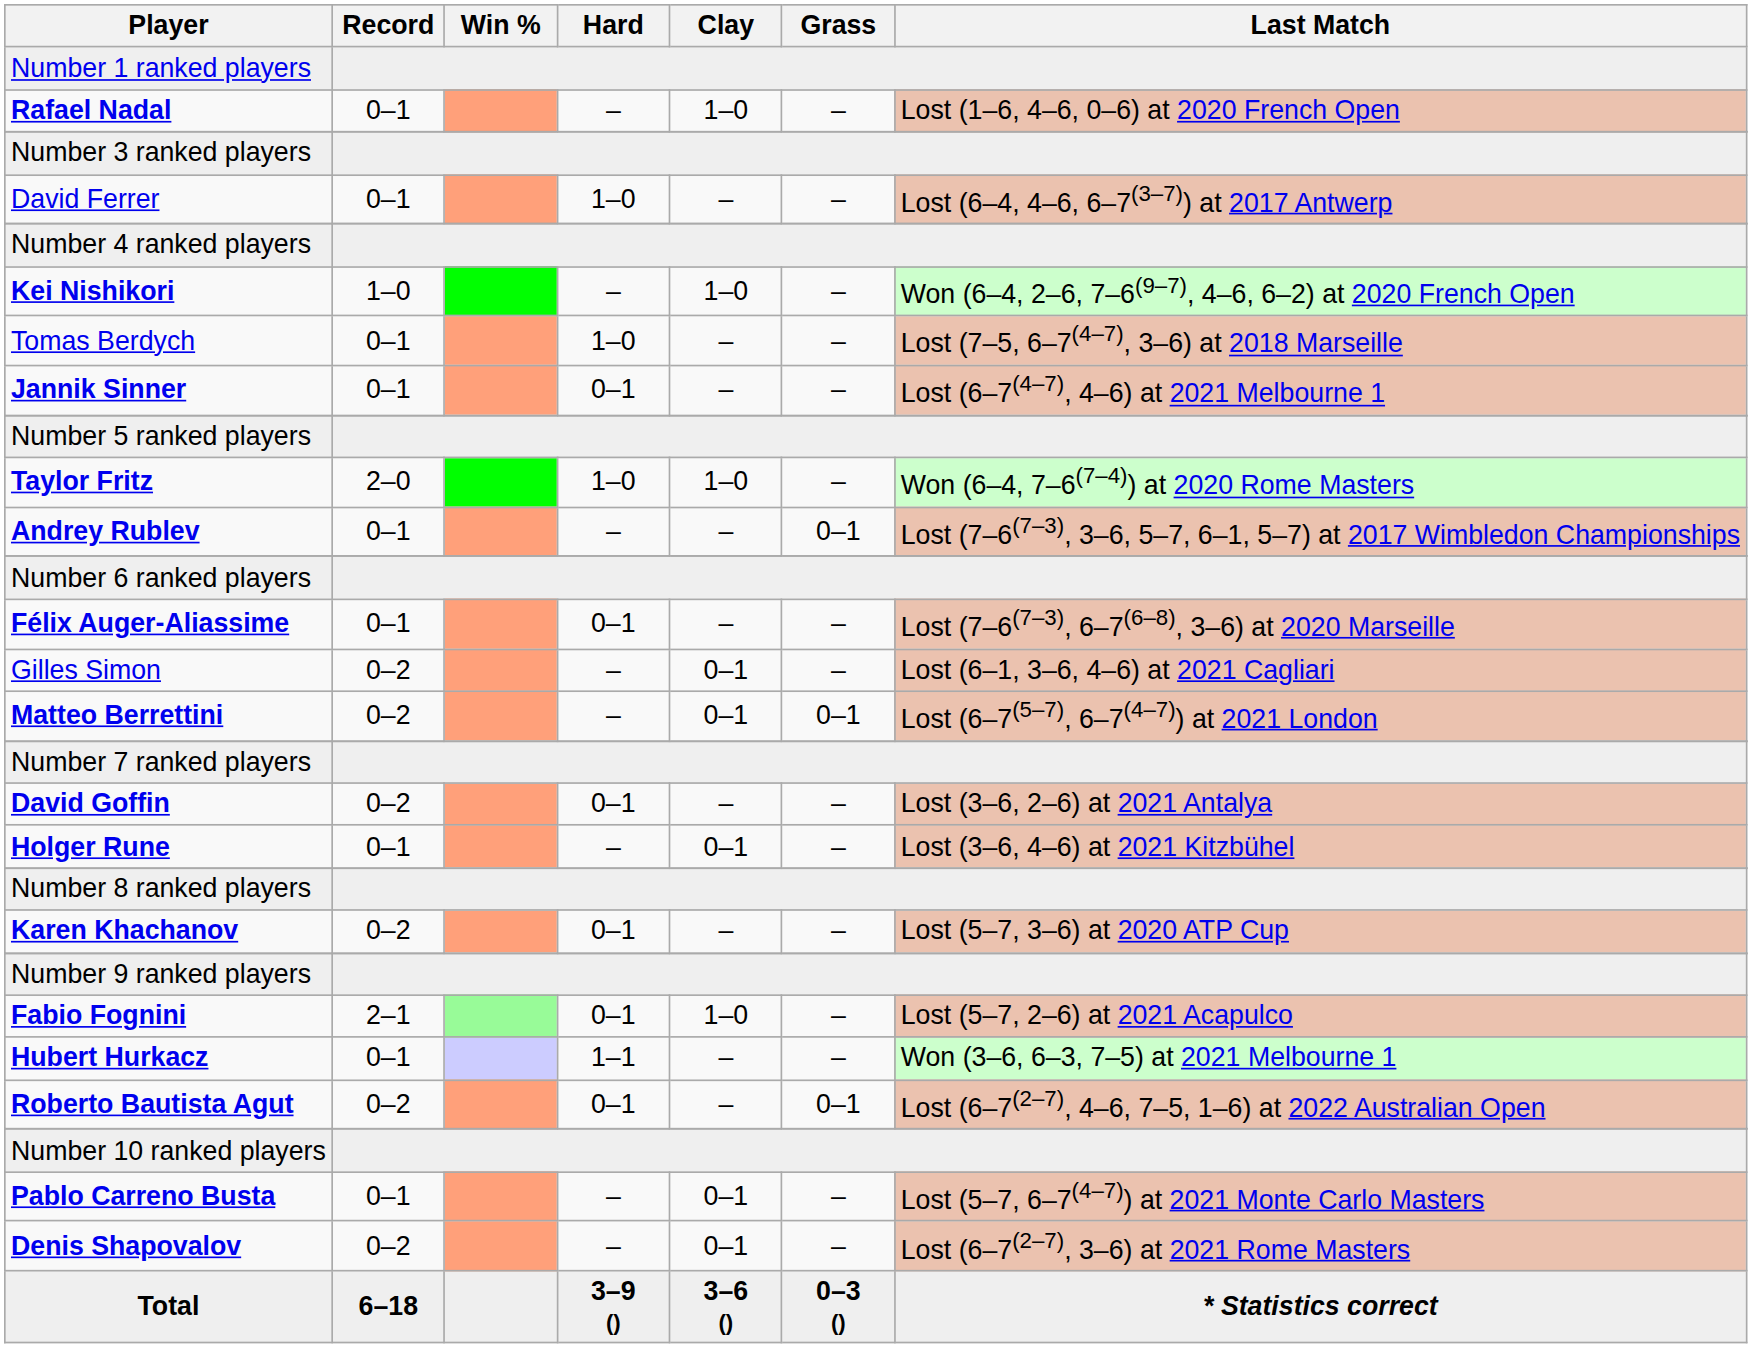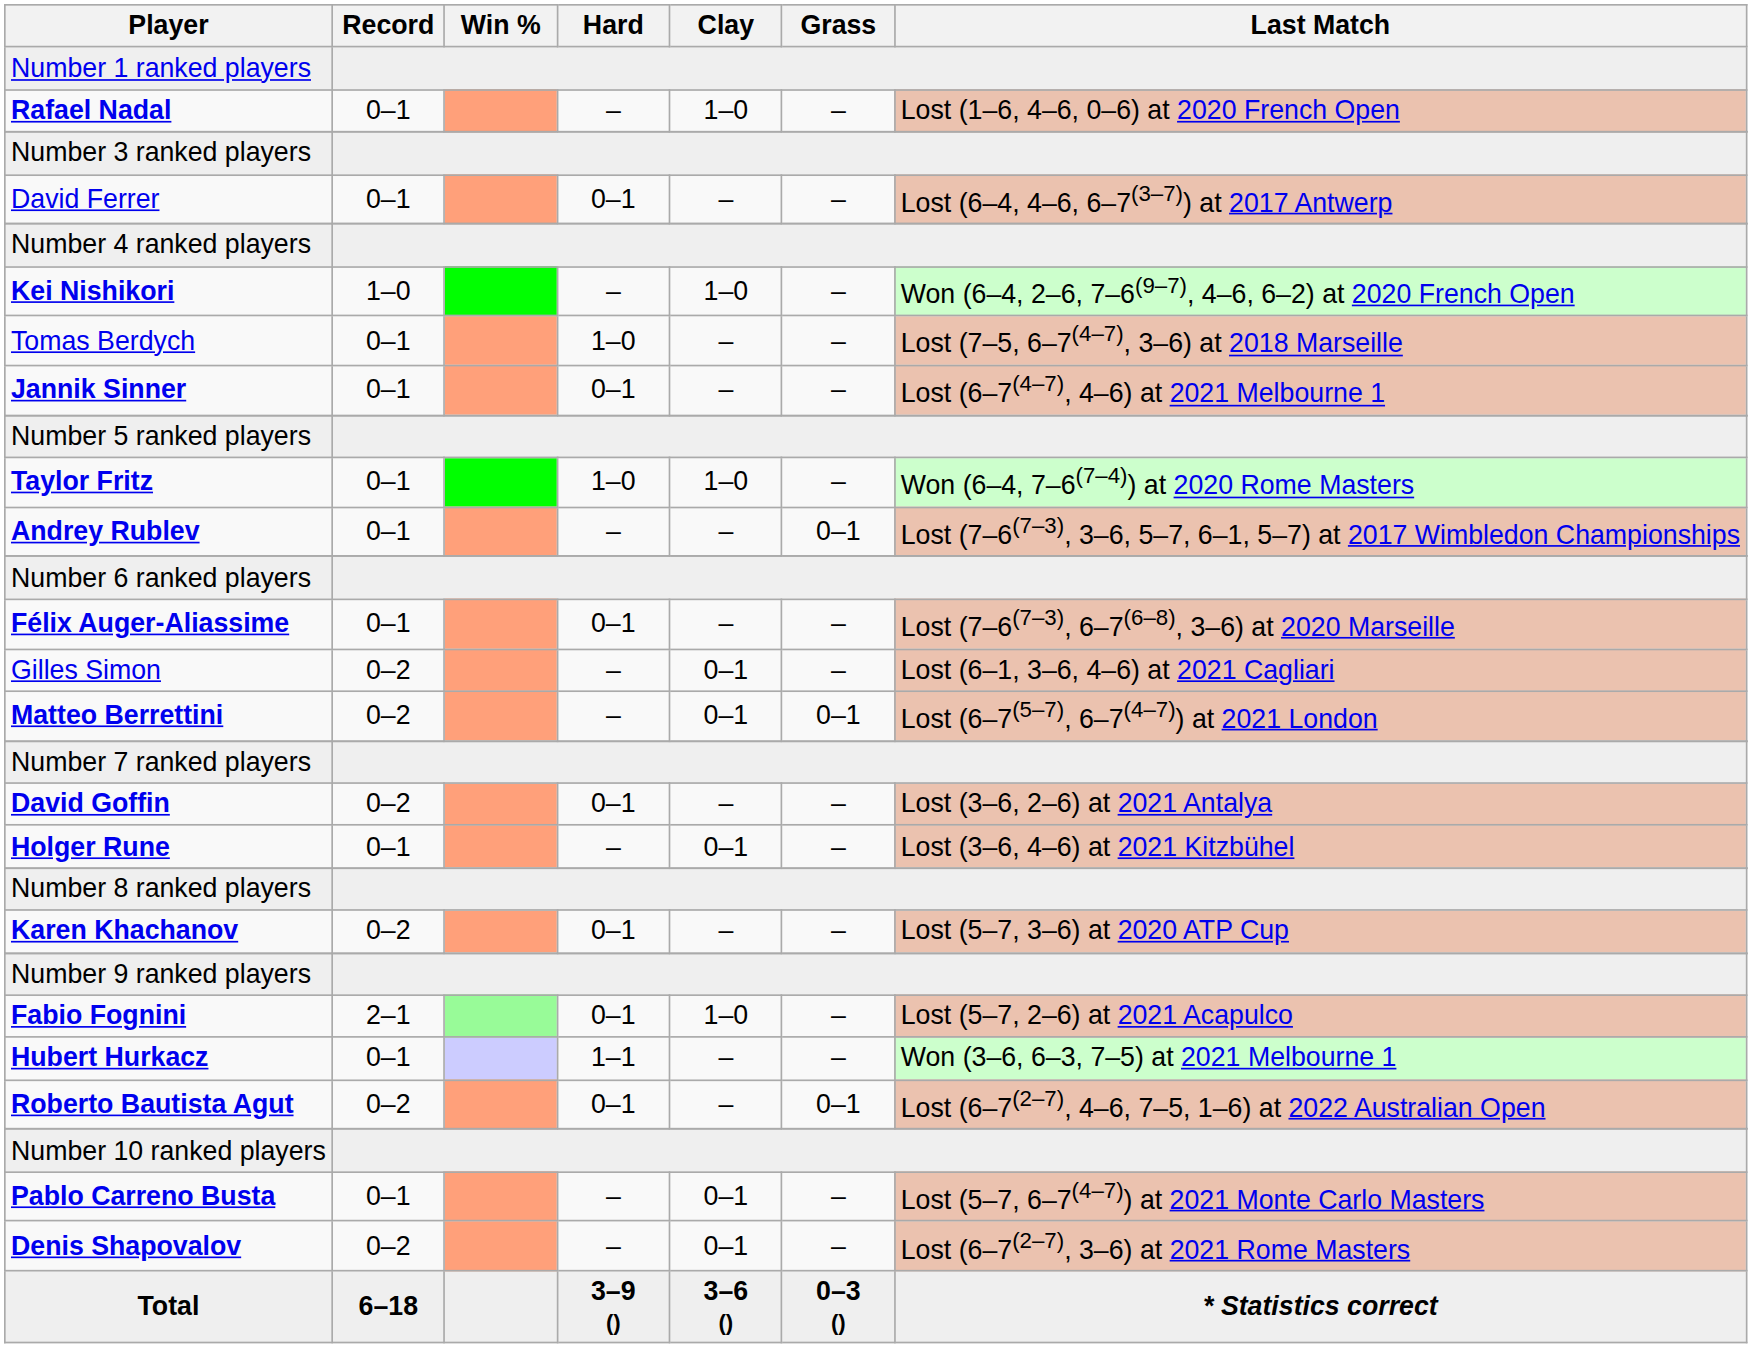(613, 198) 1–0 -> (613, 198) 0–1
(388, 481) 2–0 -> (388, 481) 0–1
